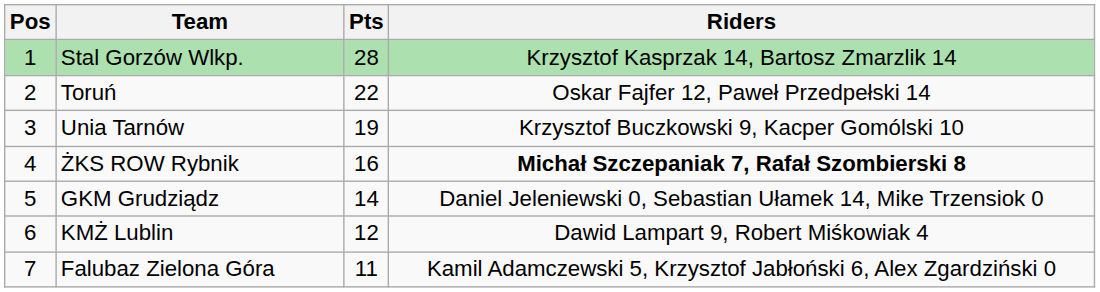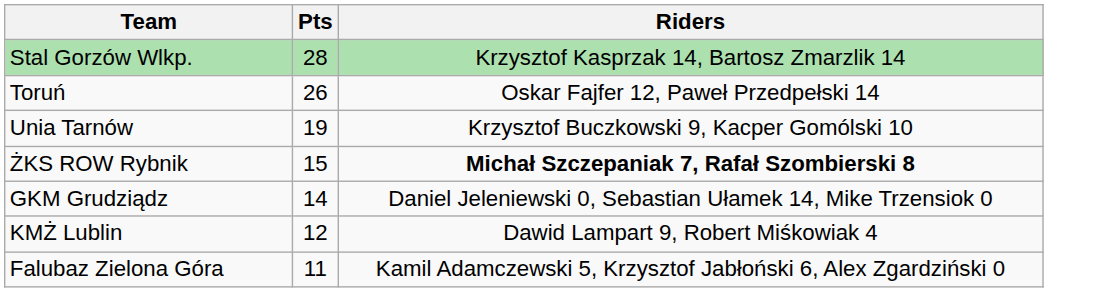- column: (30, 22)
(366, 92) 22 -> (315, 92) 26
(366, 163) 16 -> (315, 163) 15
